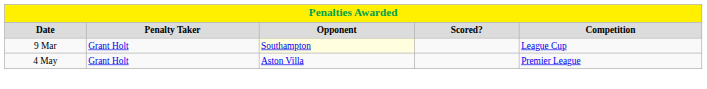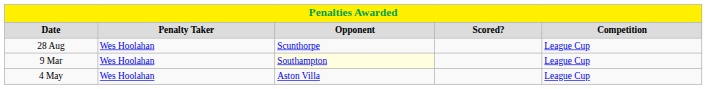+ row: (51, 46)
(108, 46) Grant Holt -> (127, 61) Wes Hoolahan
(108, 61) Grant Holt -> (127, 77) Wes Hoolahan
(551, 61) Premier League -> (567, 77) League Cup
